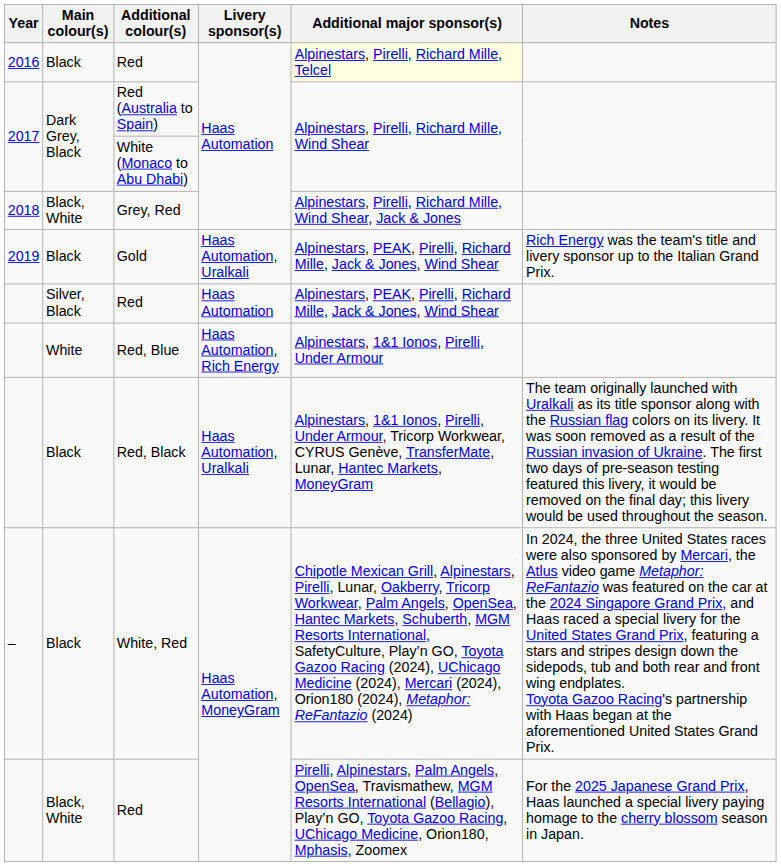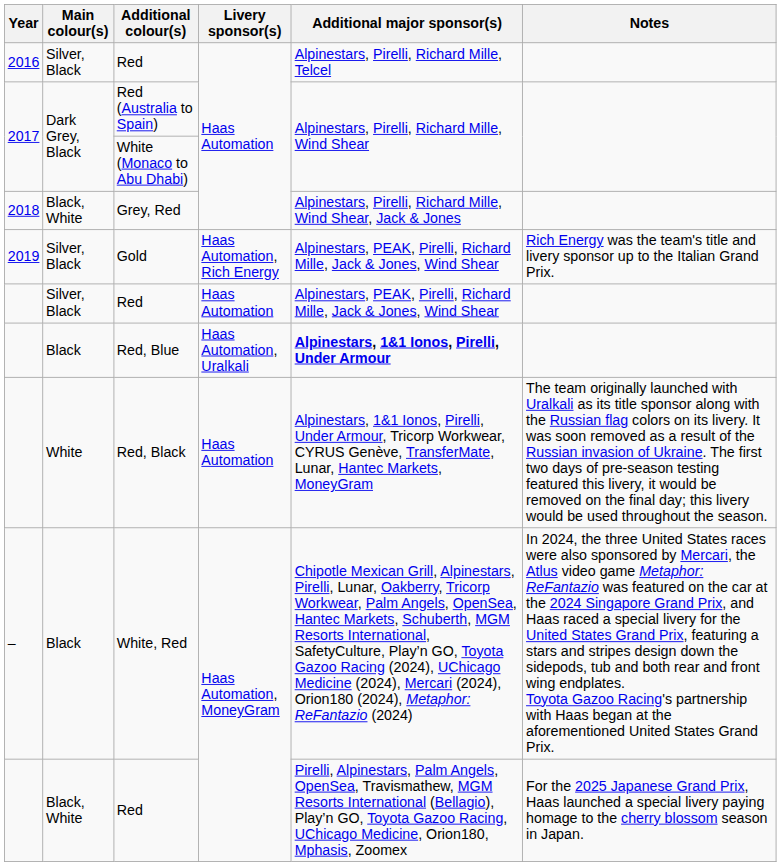(63, 62) Black -> (65, 62) Silver, Black
(398, 62) lightyellow background -> (398, 62) no background
(63, 256) Black -> (65, 256) Silver, Black
(239, 256) Haas Automation, Uralkali -> (240, 256) Haas Automation, Rich Energy
(64, 350) White -> (63, 350) Black
(240, 350) Haas Automation, Rich Energy -> (239, 350) Haas Automation, Uralkali
(389, 350) normal -> (397, 350) bold
(63, 452) Black -> (64, 452) White
(239, 452) Haas Automation, Uralkali -> (237, 452) Haas Automation
